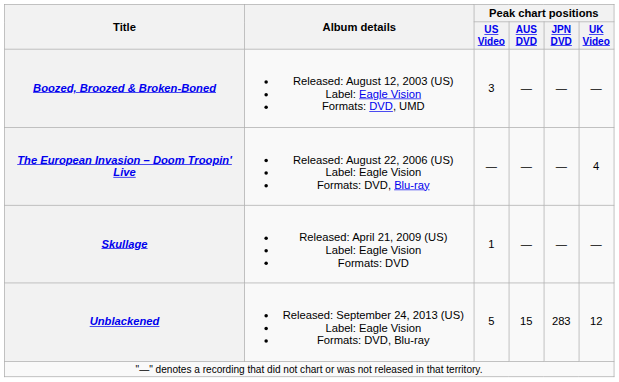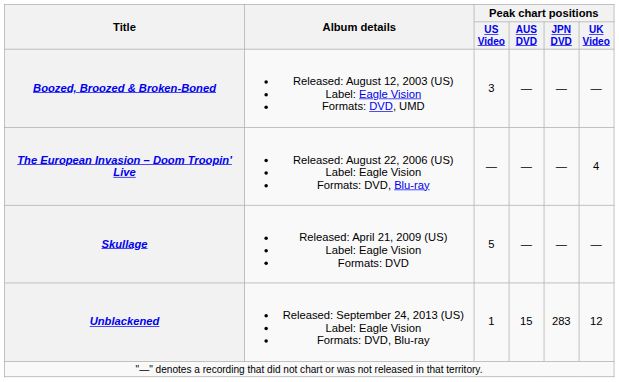(491, 244) 1 -> (491, 244) 5
(491, 322) 5 -> (491, 322) 1
